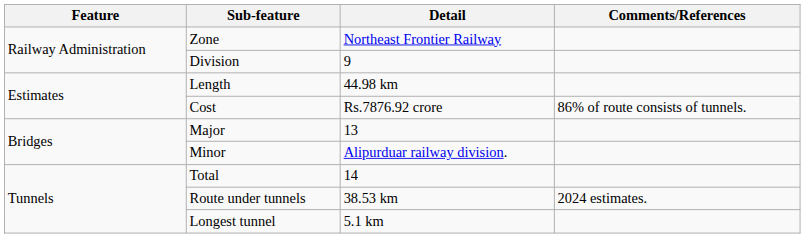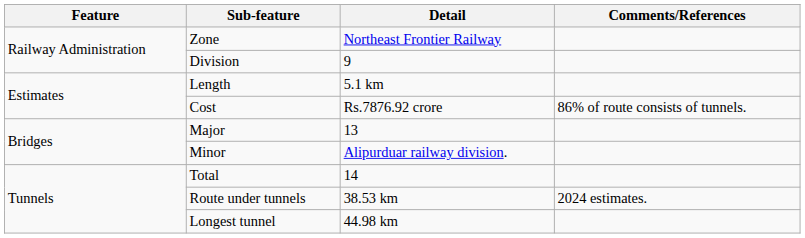(371, 84) 44.98 km -> (364, 84) 5.1 km
(364, 221) 5.1 km -> (371, 221) 44.98 km
